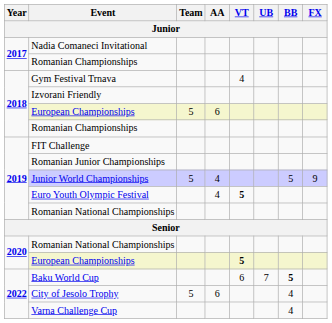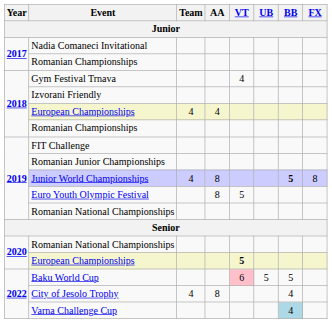(191, 112) 5 -> (191, 112) 4
(217, 112) 6 -> (217, 112) 4
(191, 178) 5 -> (191, 178) 4
(217, 178) 4 -> (217, 178) 8
(291, 178) normal -> (291, 178) bold
(315, 178) 9 -> (315, 178) 8
(217, 194) 4 -> (217, 194) 8
(242, 194) bold -> (242, 194) normal
(242, 277) no background -> (242, 277) pink background
(266, 277) 7 -> (266, 277) 5
(291, 277) bold -> (291, 277) normal
(191, 294) 5 -> (191, 294) 4
(217, 294) 6 -> (217, 294) 8
(291, 310) no background -> (291, 310) lightblue background
